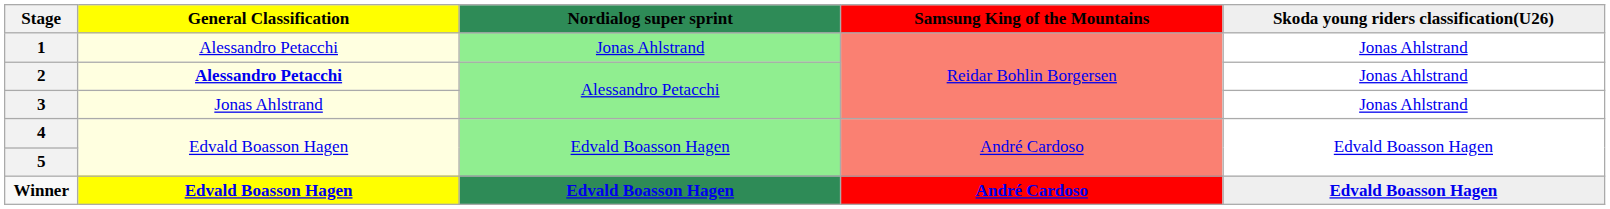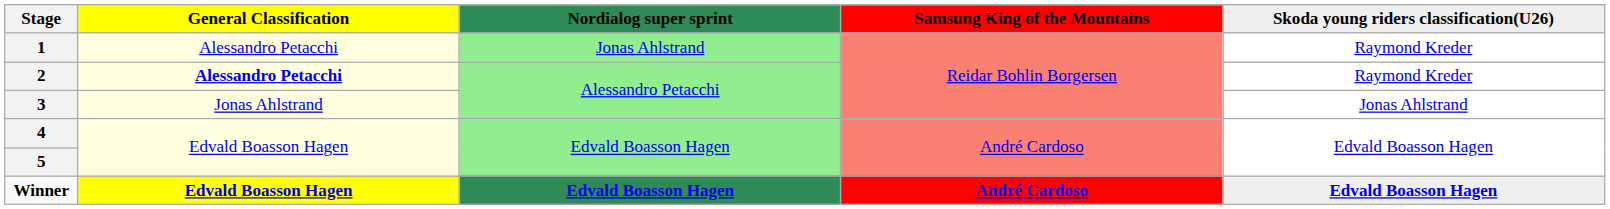(1413, 47) Jonas Ahlstrand -> (1413, 47) Raymond Kreder
(1413, 76) Jonas Ahlstrand -> (1413, 76) Raymond Kreder
